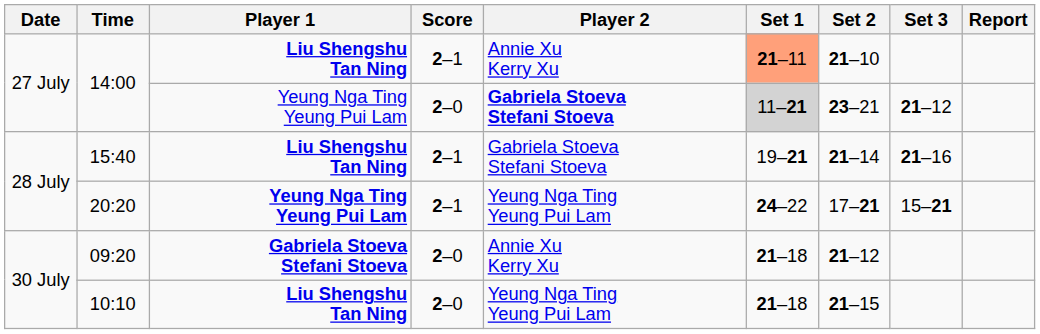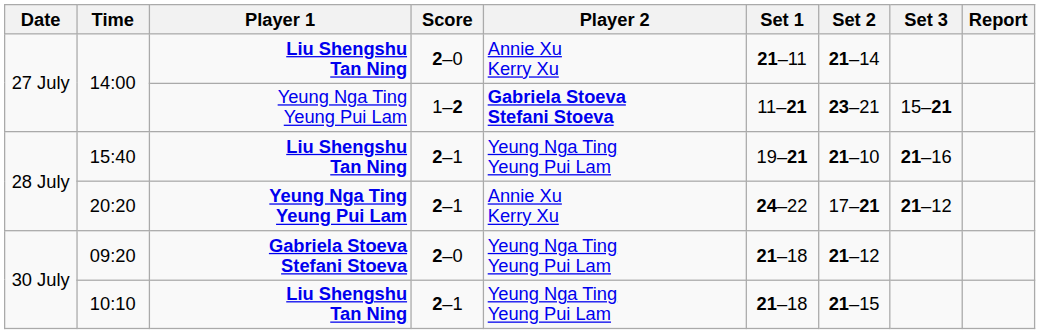(447, 59) 2–1 -> (447, 59) 2–0
(782, 59) lightsalmon background -> (782, 59) no background
(854, 59) 21–10 -> (854, 59) 21–14
(447, 108) 2–0 -> (447, 108) 1–2
(782, 108) lightgrey background -> (782, 108) no background
(926, 108) 21–12 -> (926, 108) 15–21
(553, 157) Gabriela Stoeva Stefani Stoeva -> (552, 157) Yeung Nga Ting Yeung Pui Lam
(854, 157) 21–14 -> (854, 157) 21–10
(552, 206) Yeung Nga Ting Yeung Pui Lam -> (525, 206) Annie Xu Kerry Xu
(926, 206) 15–21 -> (926, 206) 21–12
(525, 255) Annie Xu Kerry Xu -> (552, 255) Yeung Nga Ting Yeung Pui Lam
(447, 305) 2–0 -> (447, 305) 2–1
